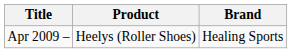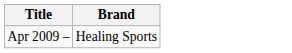- column: (136, 15)
